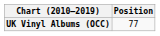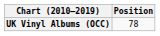(133, 24) 77 -> (133, 24) 78
